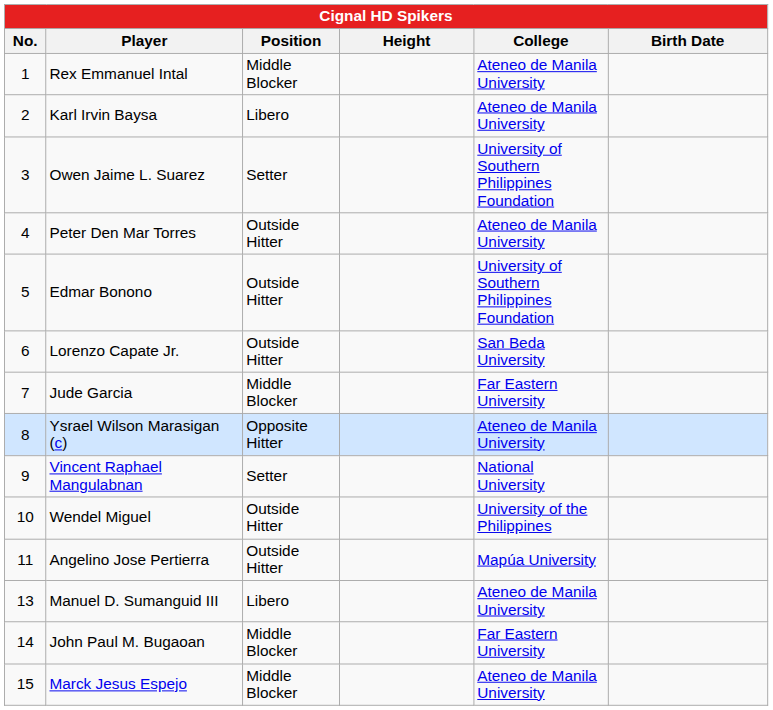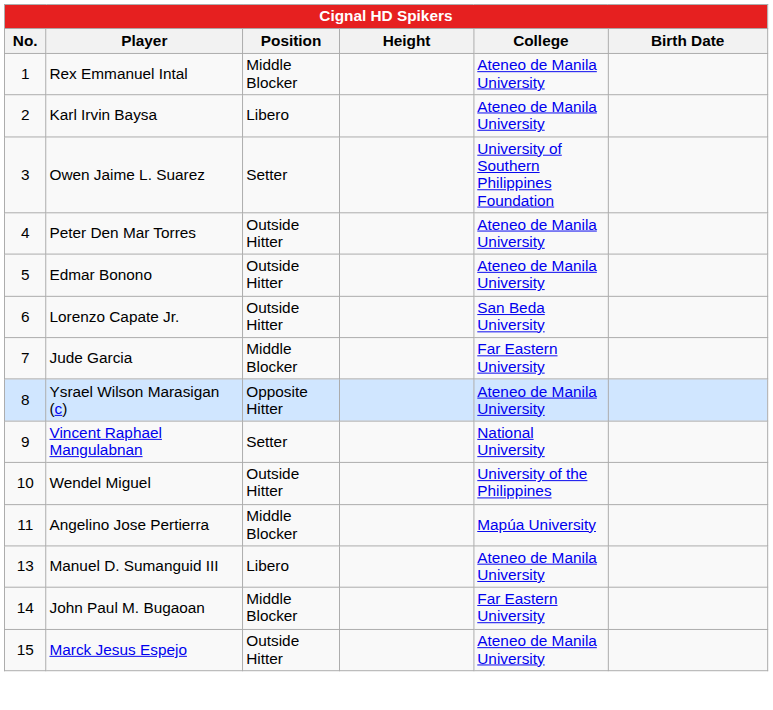(520, 292) University of Southern Philippines Foundation -> (537, 275) Ateneo de Manila University
(273, 559) Outside Hitter -> (272, 524) Middle Blocker
(272, 684) Middle Blocker -> (273, 649) Outside Hitter
